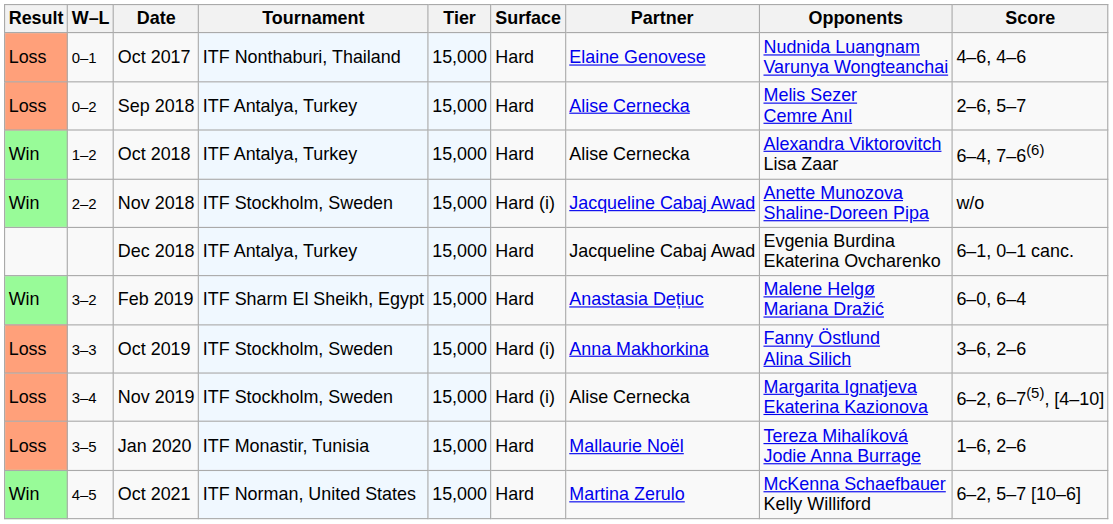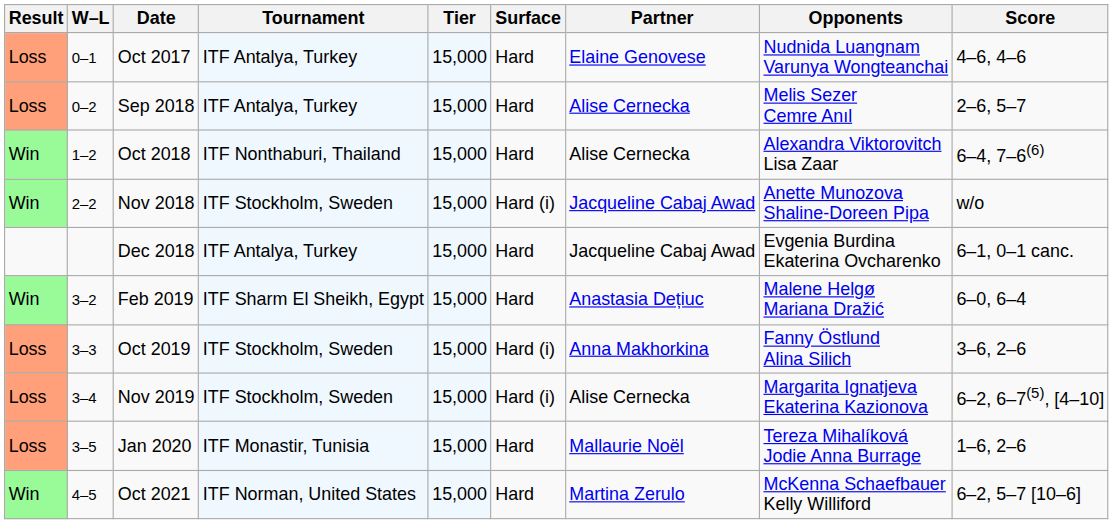(302, 57) ITF Nonthaburi, Thailand -> (280, 57) ITF Antalya, Turkey
(280, 154) ITF Antalya, Turkey -> (302, 154) ITF Nonthaburi, Thailand
